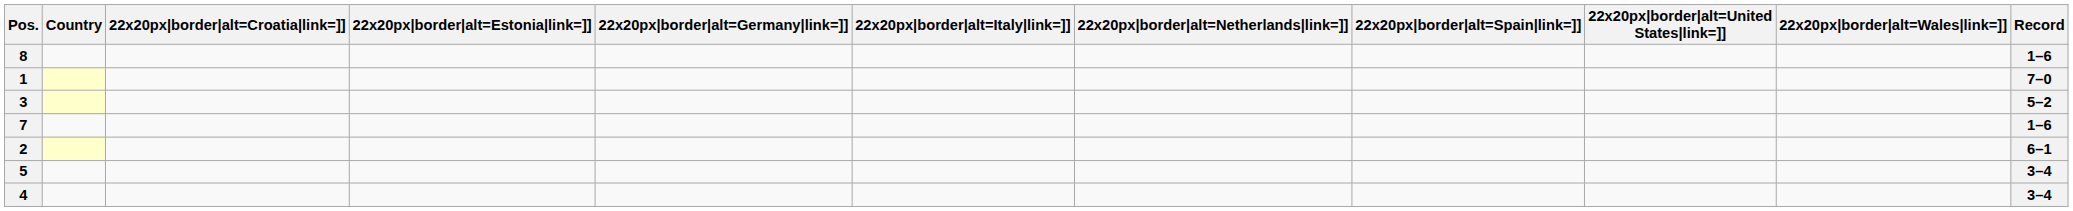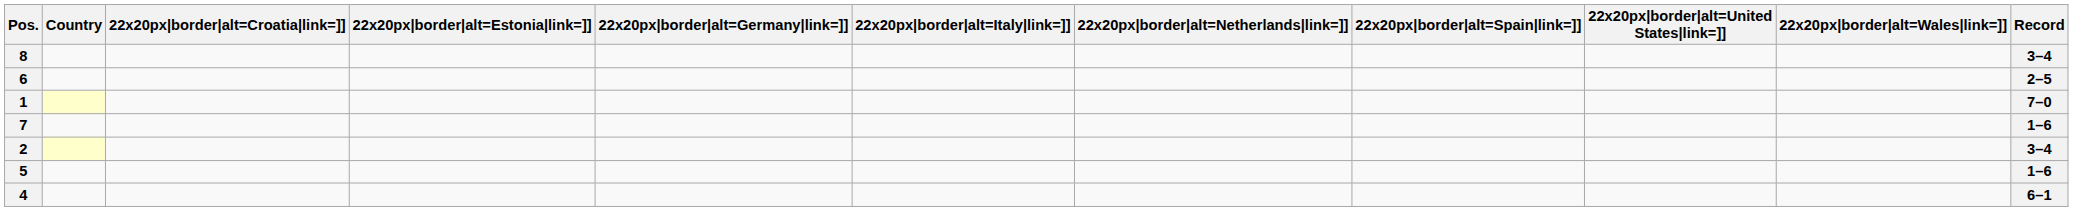(2039, 56) 1–6 -> (2039, 56) 3–4
+ row: (23, 79)
- row: (23, 102)
(2039, 149) 6–1 -> (2039, 149) 3–4
(2039, 172) 3–4 -> (2039, 172) 1–6
(2039, 195) 3–4 -> (2039, 195) 6–1
